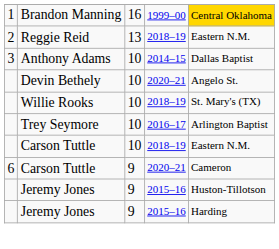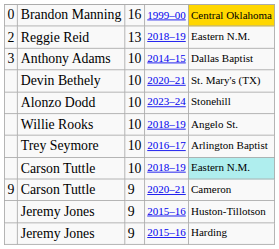(11, 15) 1 -> (11, 15) 0
(215, 80) Angelo St. -> (226, 80) St. Mary's (TX)
+ row: (58, 102)
(226, 102) St. Mary's (TX) -> (215, 124) Angelo St.
(220, 146) no background -> (220, 168) paleturquoise background
(11, 168) 6 -> (11, 189) 9
